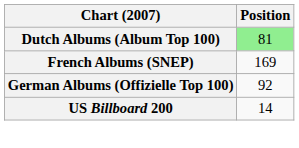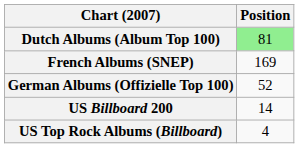(265, 85) 92 -> (265, 85) 52
+ row: (121, 131)
